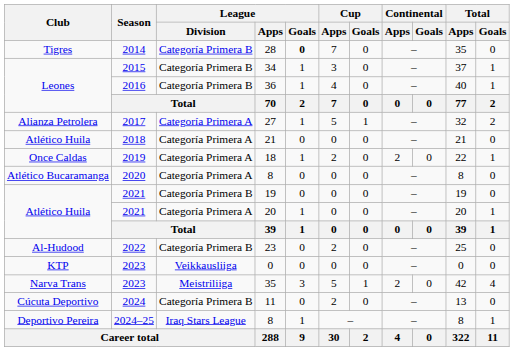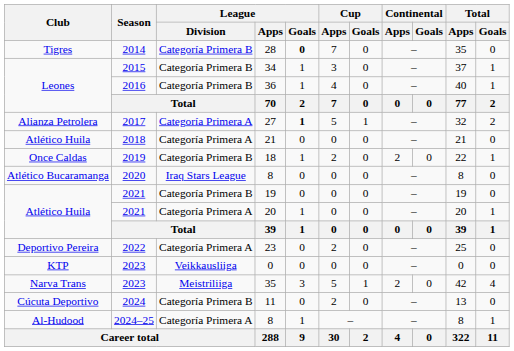(302, 121) normal -> (302, 121) bold
(206, 157) Categoría Primera A -> (206, 157) Categoría Primera B
(206, 175) Categoría Primera A -> (206, 175) Iraq Stars League
(58, 247) Al-Hudood -> (58, 247) Deportivo Pereira
(206, 247) Categoría Primera B -> (206, 247) Categoría Primera A
(58, 319) Deportivo Pereira -> (58, 319) Al-Hudood
(206, 319) Iraq Stars League -> (206, 319) Categoría Primera A
